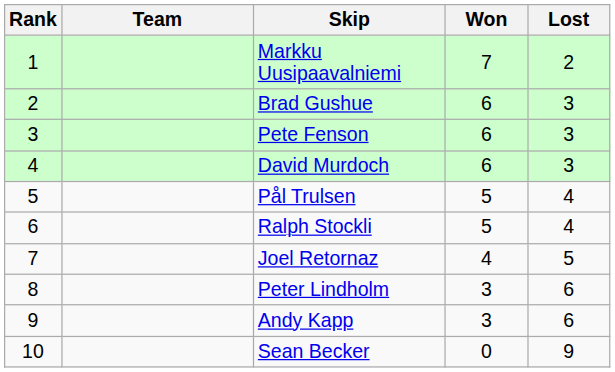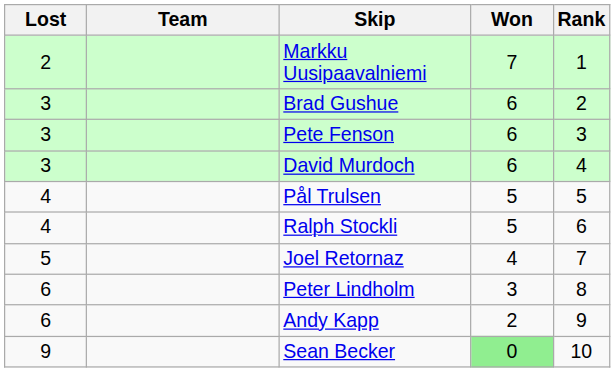columns swapped: (33, 19) <-> (569, 19)
(486, 320) 3 -> (512, 320) 2
(486, 351) no background -> (512, 351) lightgreen background
